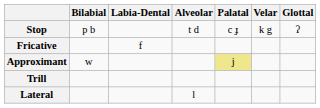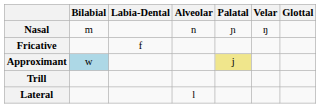- row: (37, 29)
+ row: (37, 29)
(89, 62) no background -> (89, 62) lightblue background
